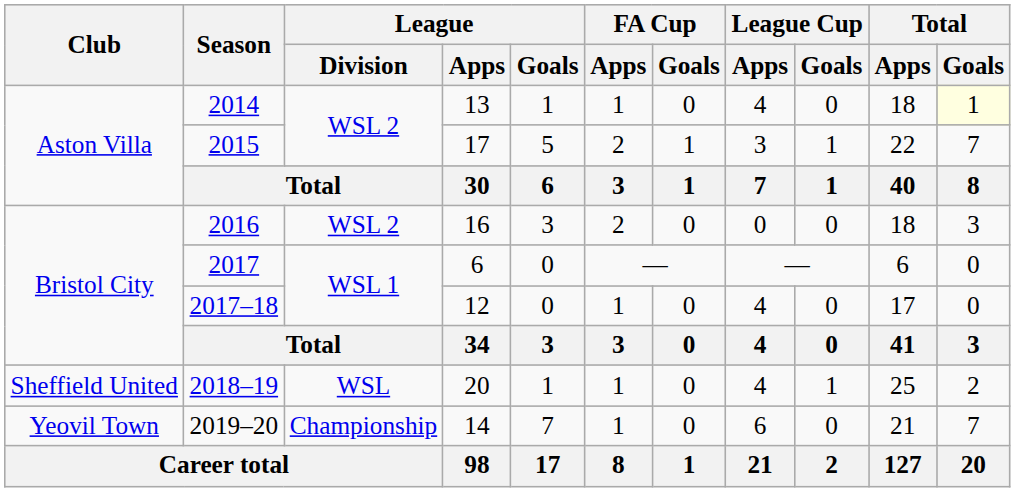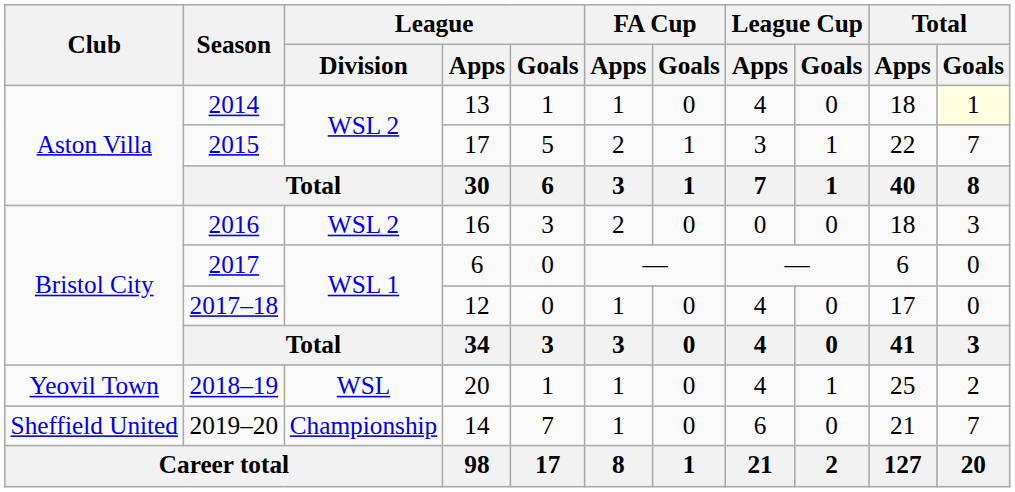(94, 385) Sheffield United -> (94, 385) Yeovil Town
(94, 425) Yeovil Town -> (94, 425) Sheffield United
